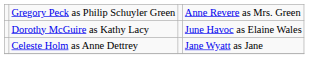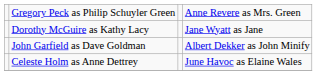(243, 29) June Havoc as Elaine Wales -> (224, 29) Jane Wyatt as Jane
+ row: (79, 45)
(224, 45) Jane Wyatt as Jane -> (243, 62) June Havoc as Elaine Wales
